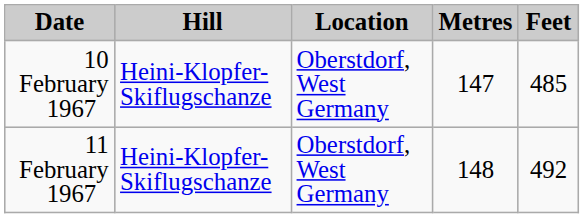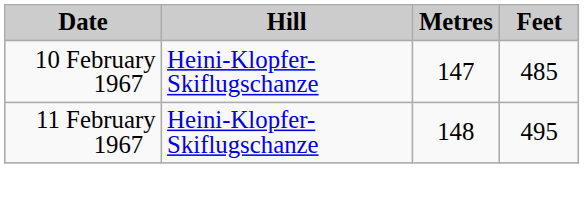- column: (362, 22)
(549, 169) 492 -> (539, 132) 495
